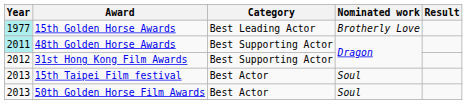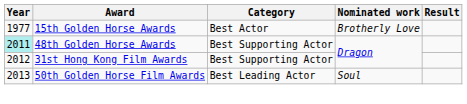(18, 28) paleturquoise background -> (18, 28) no background
(263, 28) Best Leading Actor -> (239, 28) Best Actor
- row: (108, 76)
(239, 92) Best Actor -> (263, 76) Best Leading Actor
